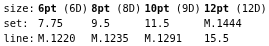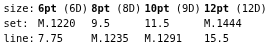(50, 24) 7.75 -> (57, 24) M.1220
(57, 39) M.1220 -> (50, 39) 7.75
